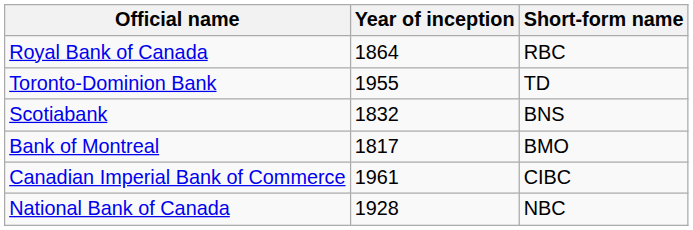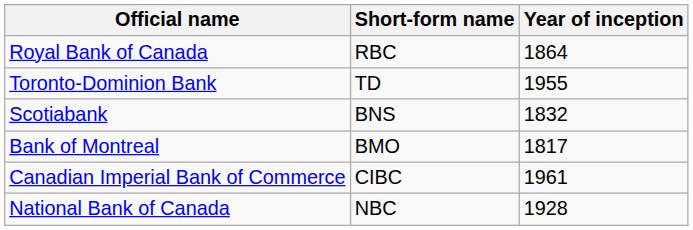columns swapped: (604, 20) <-> (435, 20)
